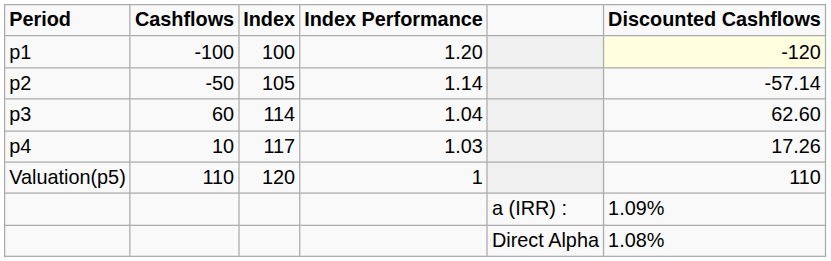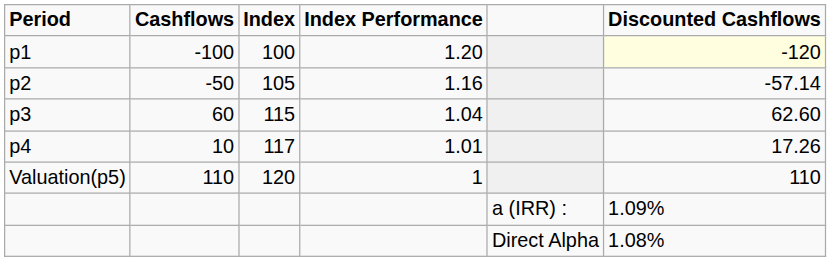(464, 83) 1.14 -> (464, 83) 1.16
(279, 114) 114 -> (279, 114) 115
(464, 146) 1.03 -> (464, 146) 1.01
